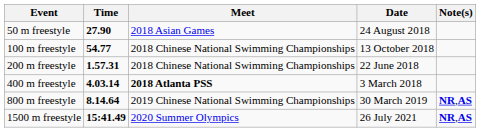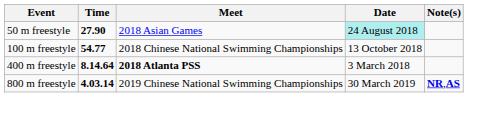(395, 30) no background -> (383, 30) paleturquoise background
- row: (41, 65)
(103, 83) 4.03.14 -> (97, 65) 8.14.64
(103, 100) 8.14.64 -> (97, 83) 4.03.14
- row: (44, 118)
